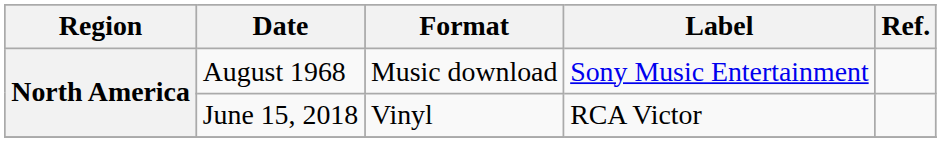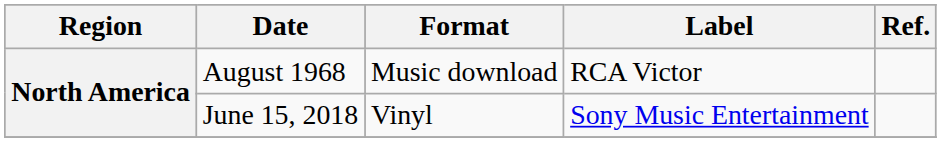(719, 70) Sony Music Entertainment -> (636, 70) RCA Victor
(636, 114) RCA Victor -> (719, 114) Sony Music Entertainment
